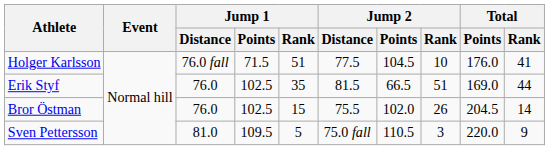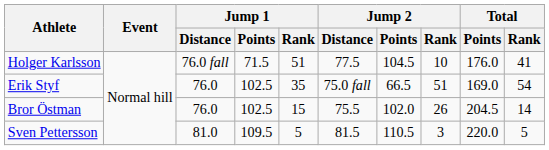(347, 86) 81.5 -> (347, 86) 75.0 fall
(524, 86) 44 -> (524, 86) 54
(347, 132) 75.0 fall -> (347, 132) 81.5
(524, 132) 9 -> (524, 132) 5
